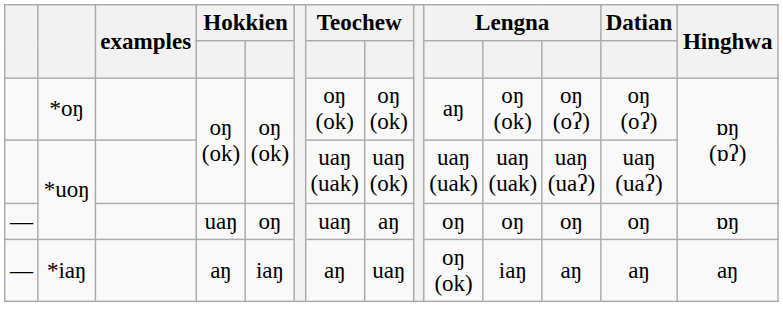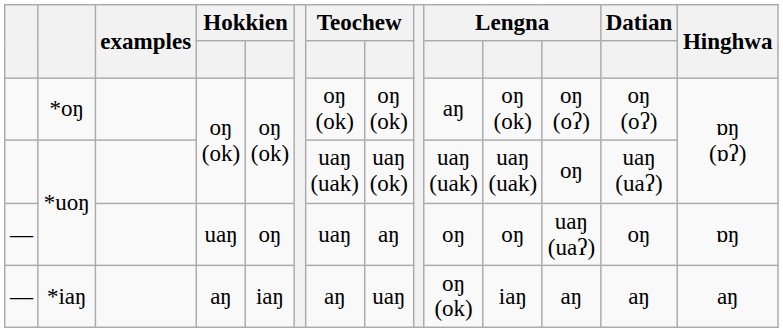(571, 171) uaŋ (uaʔ) -> (571, 171) oŋ
(571, 220) oŋ -> (571, 233) uaŋ (uaʔ)
